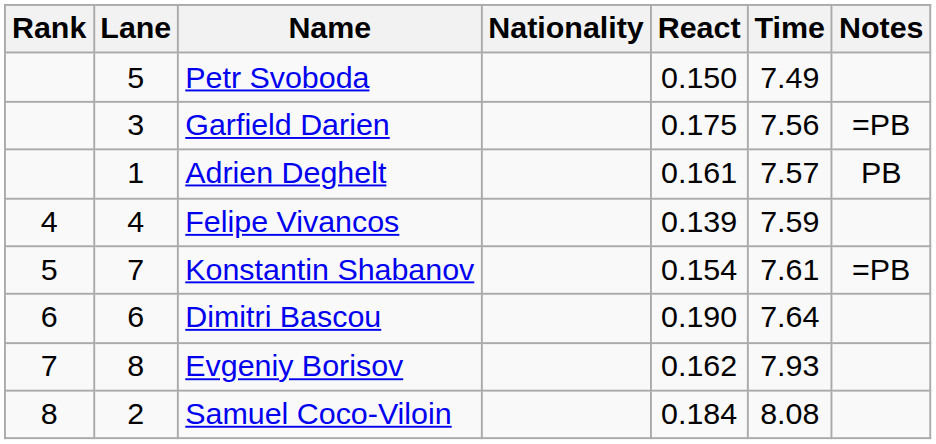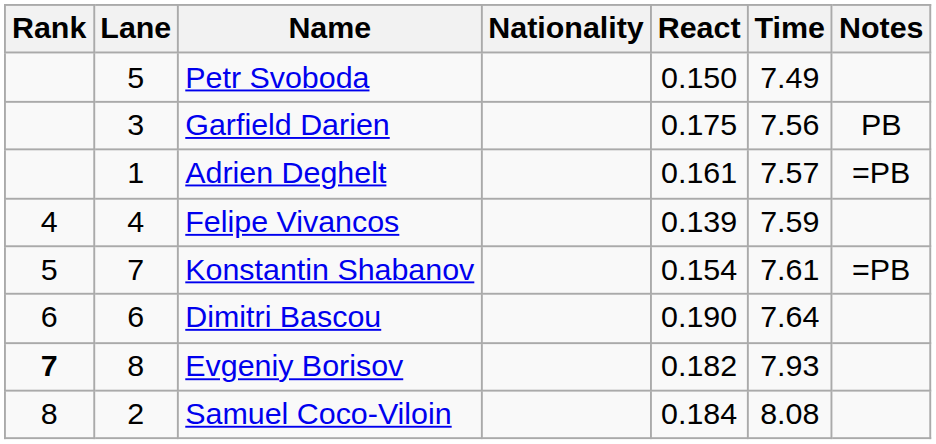(881, 125) =PB -> (881, 125) PB
(881, 173) PB -> (881, 173) =PB
(49, 366) normal -> (49, 366) bold
(699, 366) 0.162 -> (699, 366) 0.182
